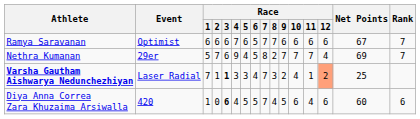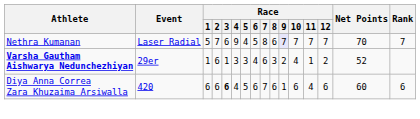- row: (46, 41)
(148, 56) 29er -> (169, 41) Laser Radial
(274, 56) 2 -> (274, 41) 6
(284, 56) no background -> (284, 41) lavender background
(326, 56) 4 -> (326, 41) 7
(362, 56) 69 -> (362, 41) 70
(169, 76) Laser Radial -> (148, 61) 29er
(208, 76) 7 -> (208, 61) 1
(217, 76) 1 -> (217, 61) 6
(227, 76) bold -> (227, 61) normal
(265, 76) 7 -> (265, 61) 6
(326, 76) lightsalmon background -> (326, 61) no background
(362, 76) 25 -> (362, 61) 52
(208, 101) 1 -> (208, 86) 6
(217, 101) 0 -> (217, 86) 6
(255, 101) 5 -> (255, 86) 6
(274, 101) 4 -> (274, 86) 6
(284, 101) 5 -> (284, 86) 1
